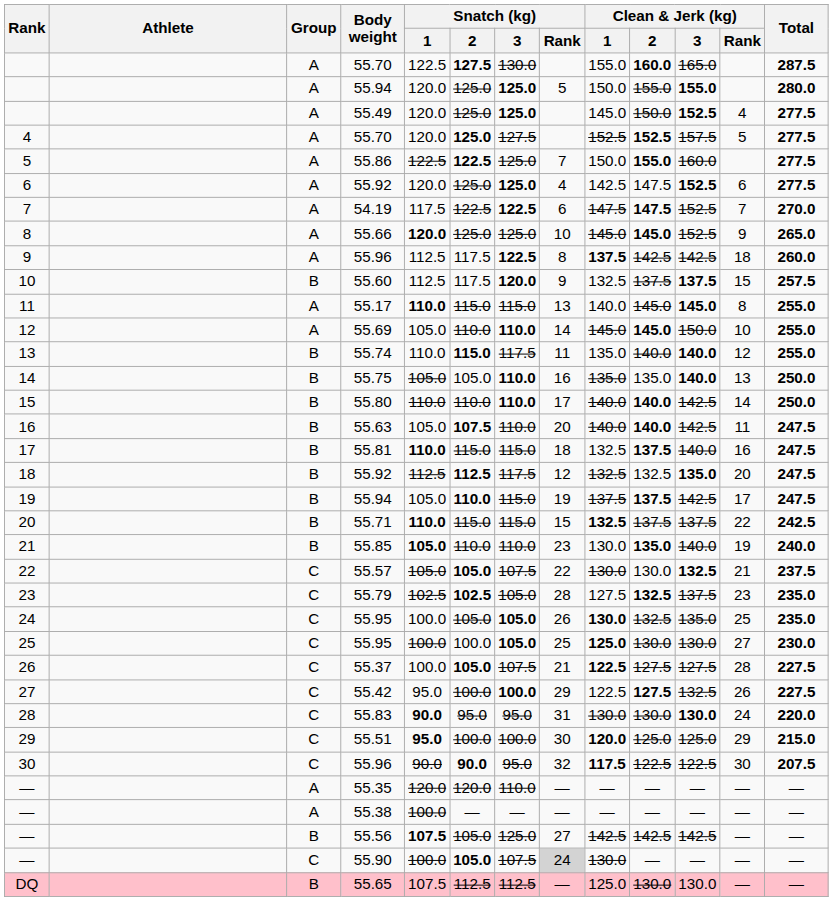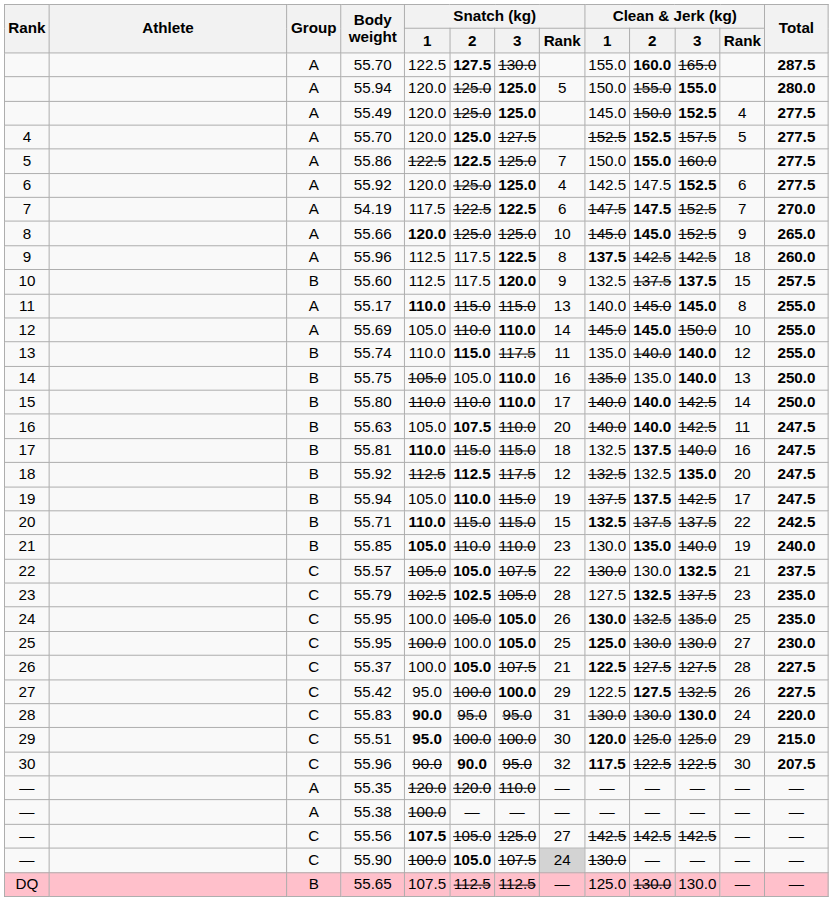(314, 836) B -> (314, 836) C
